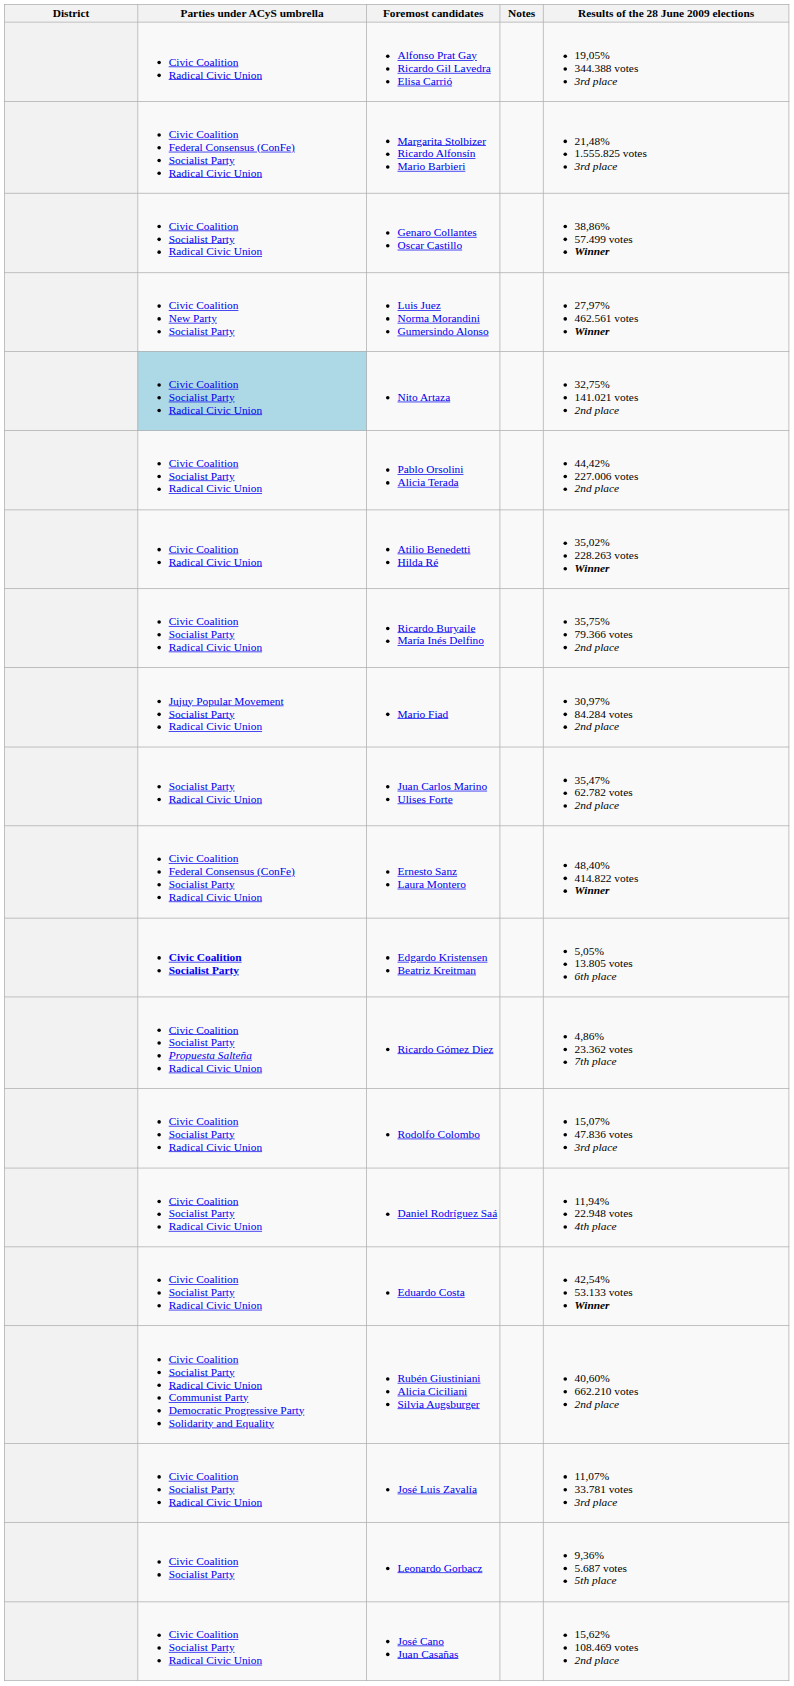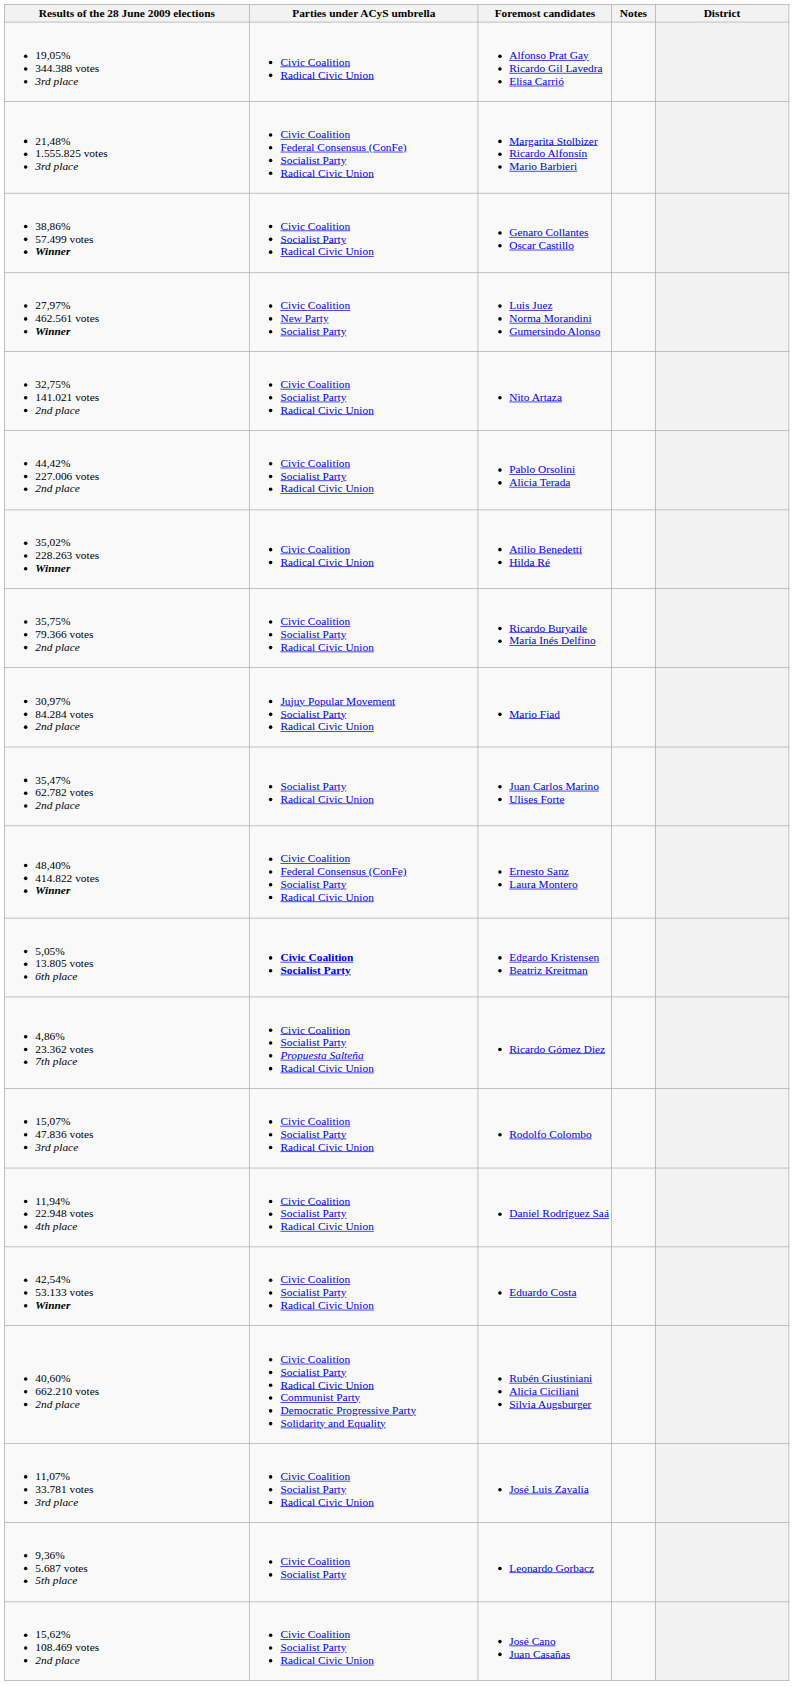columns swapped: (71, 13) <-> (666, 13)
(252, 397) lightblue background -> (364, 397) no background
